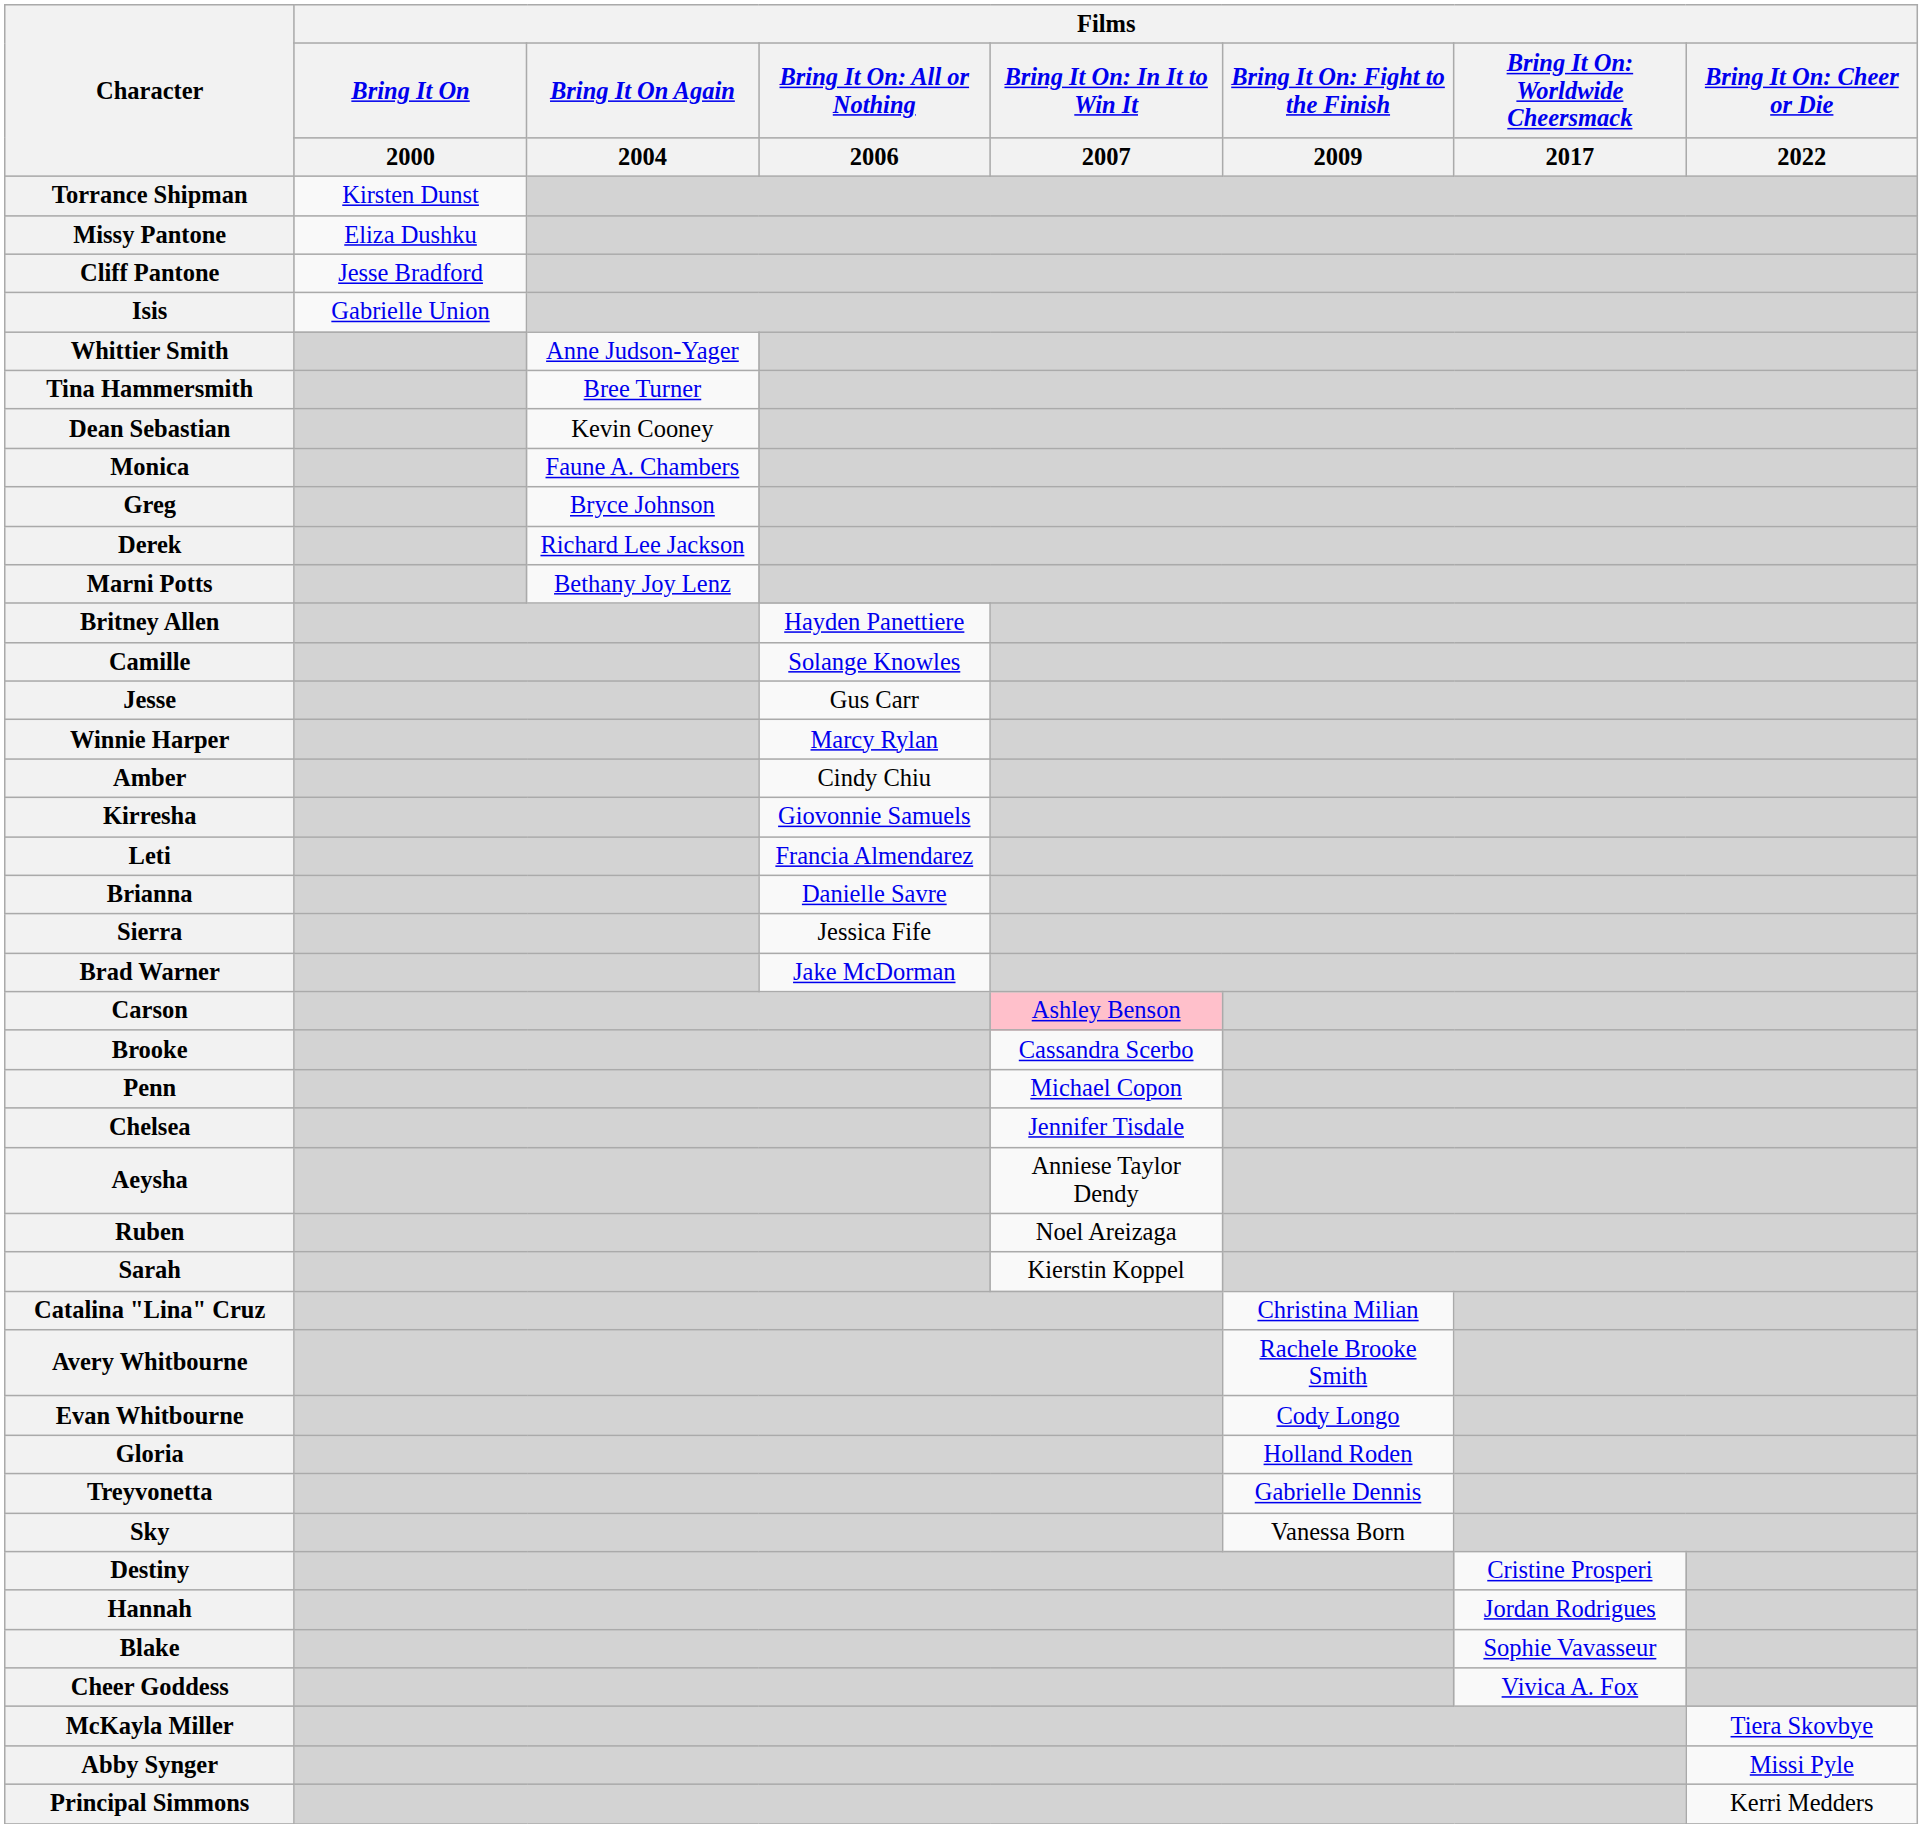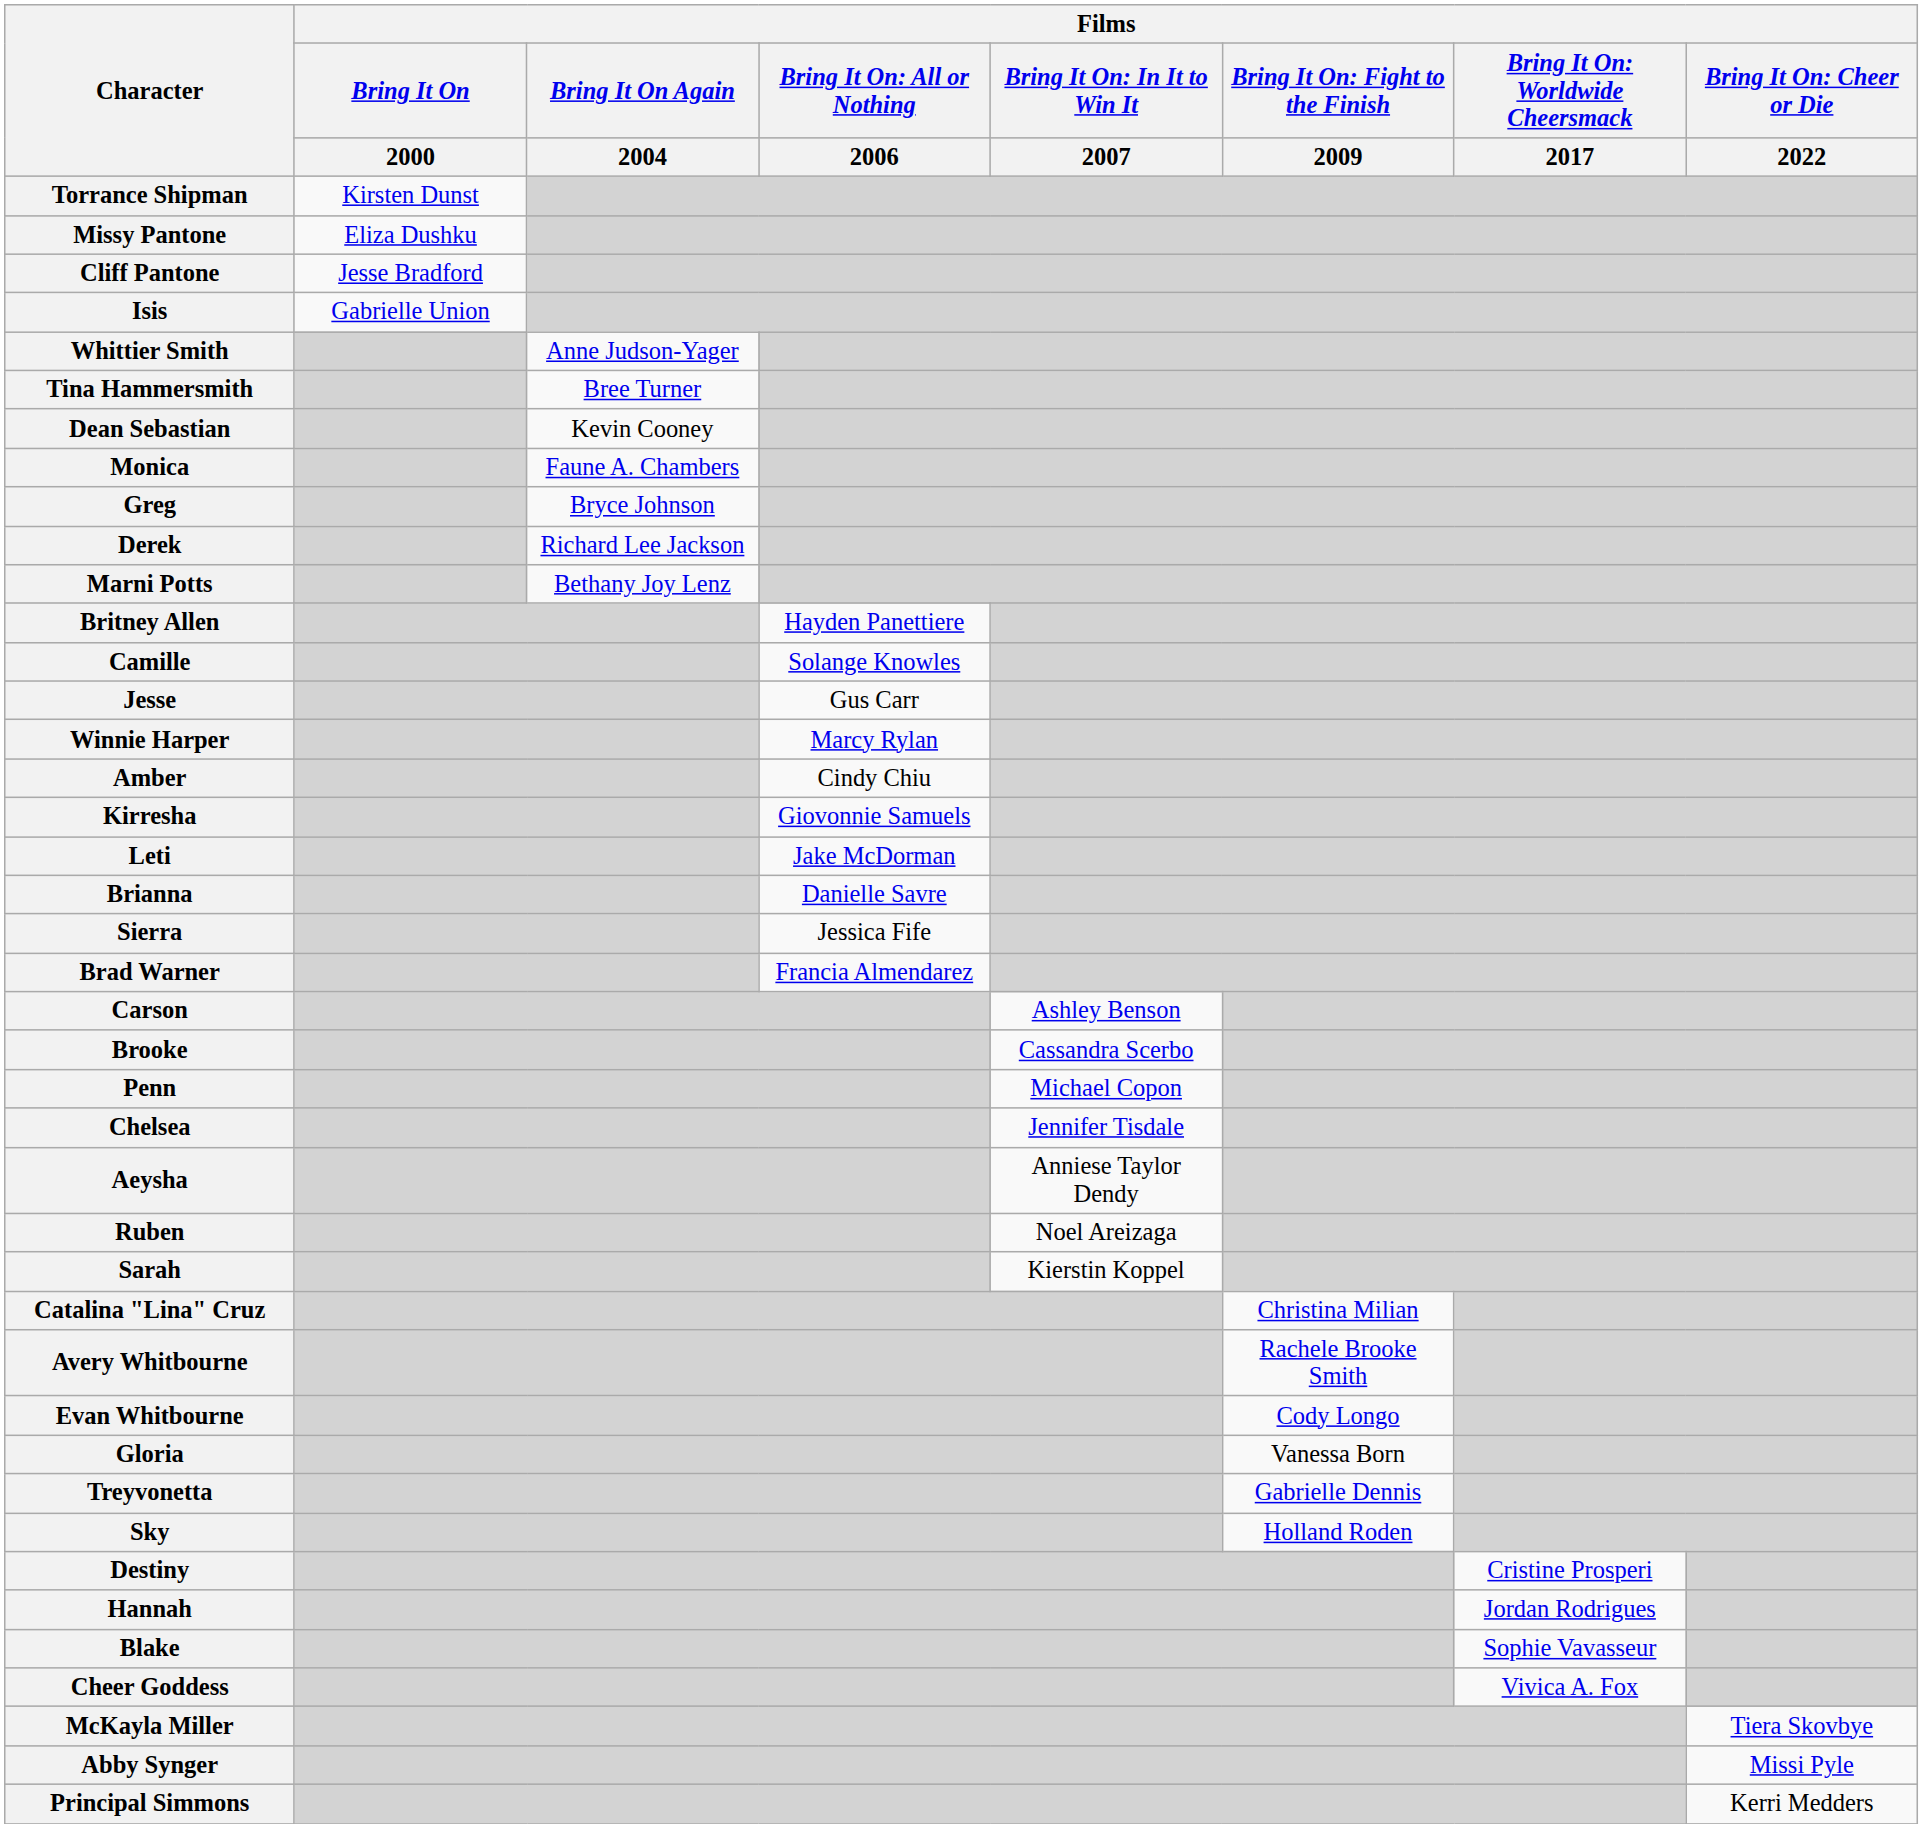(874, 855) Francia Almendarez -> (874, 855) Jake McDorman
(874, 971) Jake McDorman -> (874, 971) Francia Almendarez
(1106, 1010) pink background -> (1106, 1010) no background
(1338, 1454) Holland Roden -> (1338, 1454) Vanessa Born
(1338, 1531) Vanessa Born -> (1338, 1531) Holland Roden
